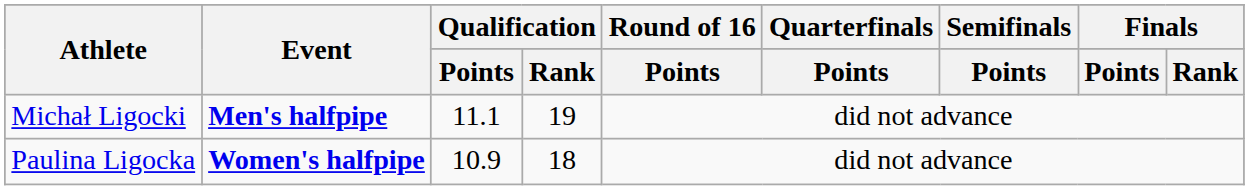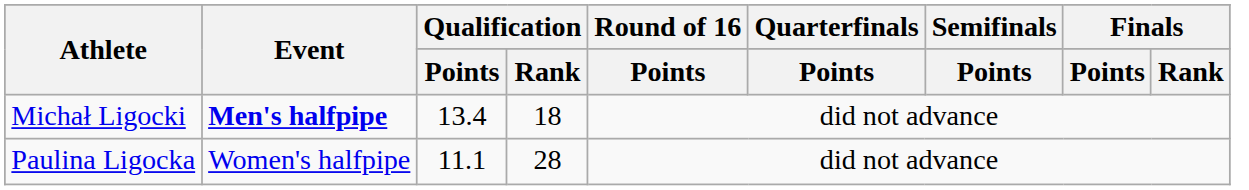(476, 116) 11.1 -> (462, 116) 13.4
(562, 116) 19 -> (547, 116) 18
(316, 160) bold -> (309, 160) normal
(476, 160) 10.9 -> (462, 160) 11.1
(562, 160) 18 -> (547, 160) 28
